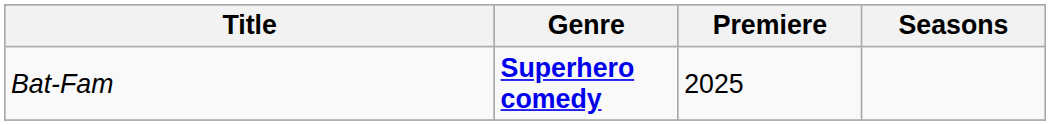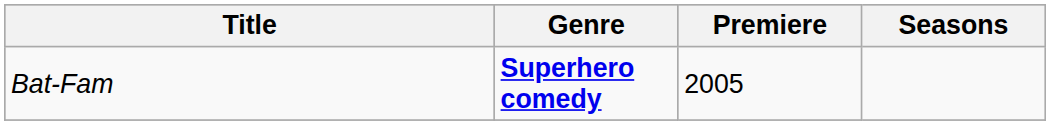(714, 83) 2025 -> (714, 83) 2005
